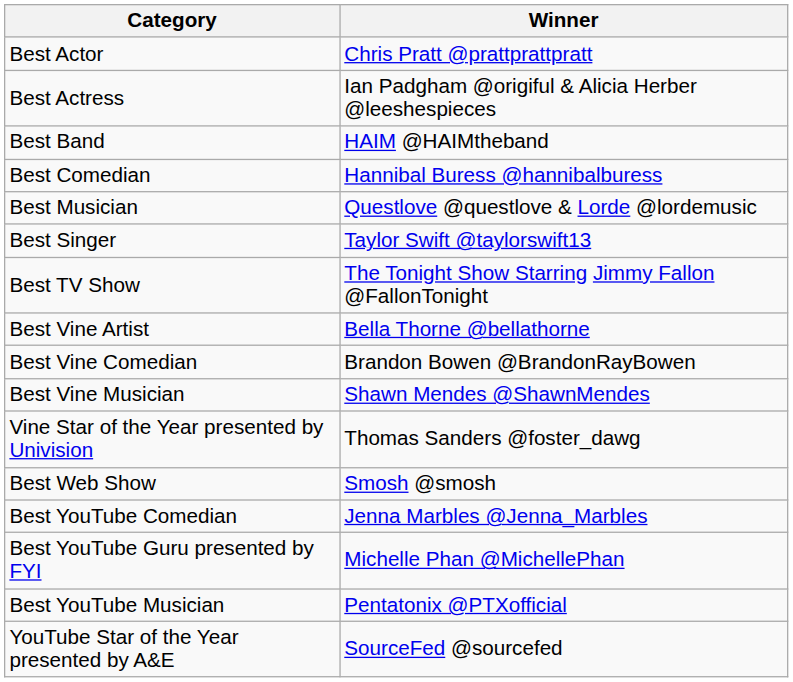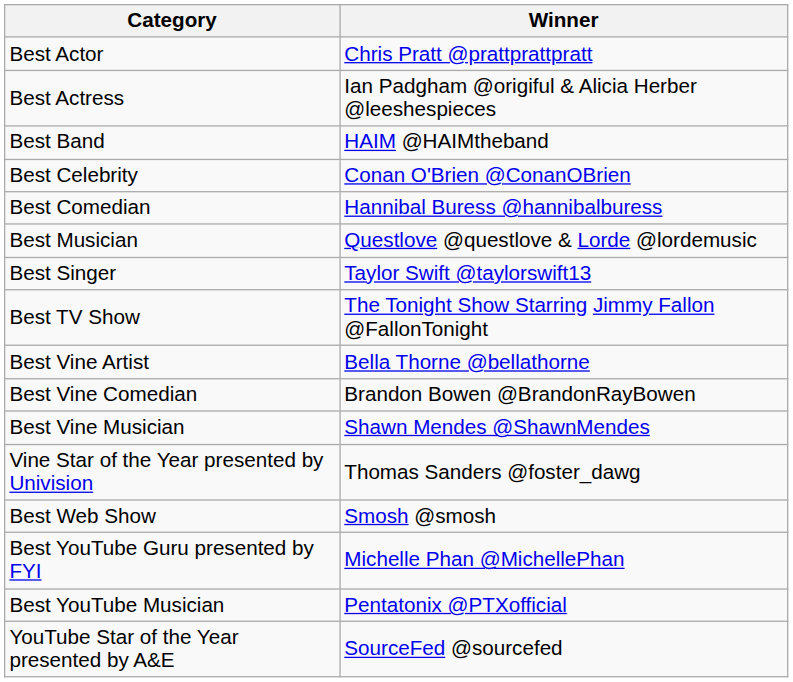+ row: (74, 175)
- row: (123, 516)
